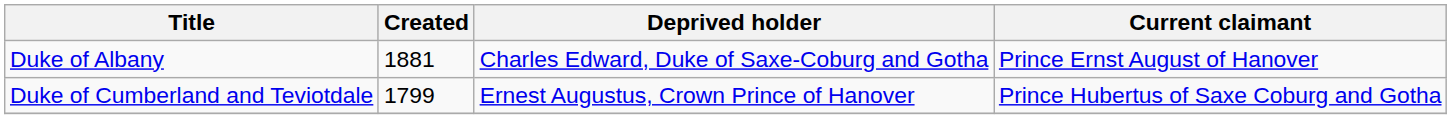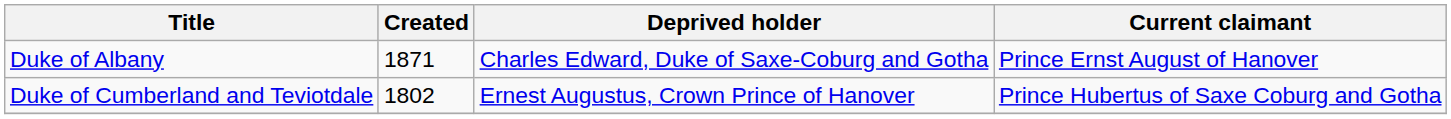(409, 58) 1881 -> (409, 58) 1871
(409, 95) 1799 -> (409, 95) 1802
